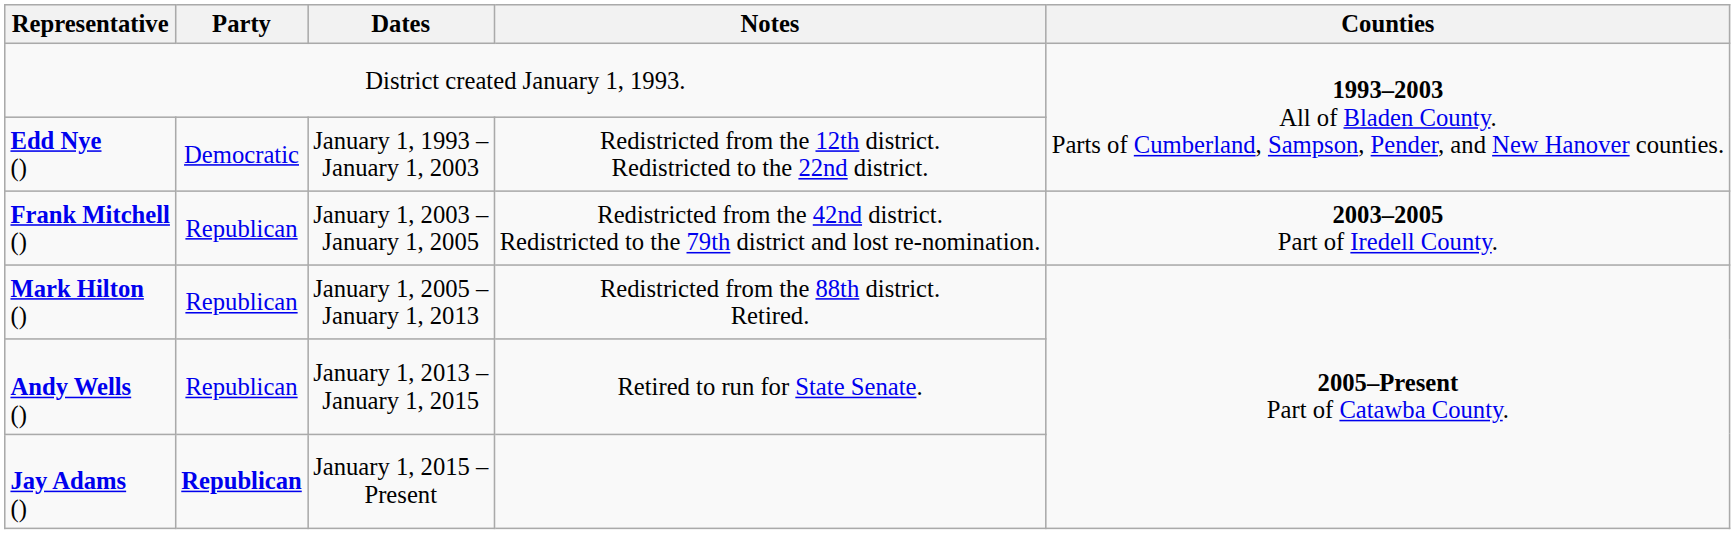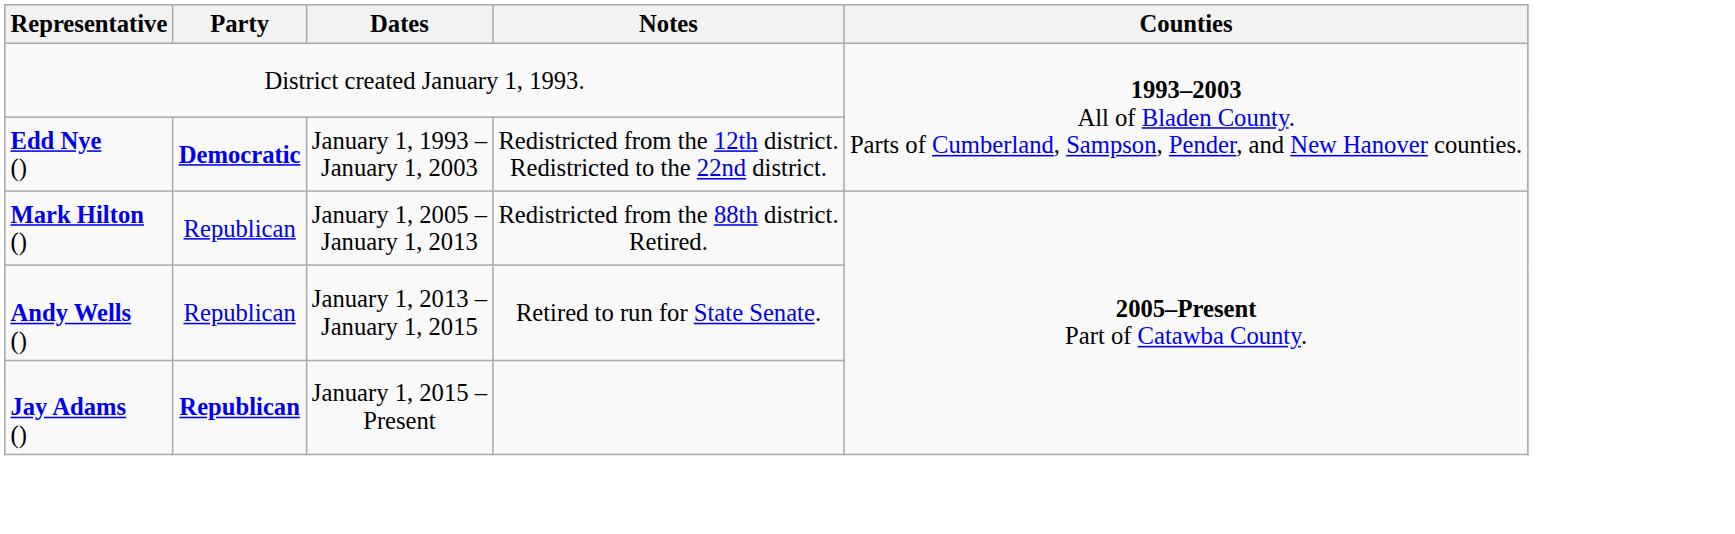(242, 154) normal -> (240, 154) bold
- row: (90, 228)
